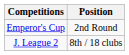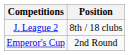rows swapped: (36, 43) <-> (36, 27)
